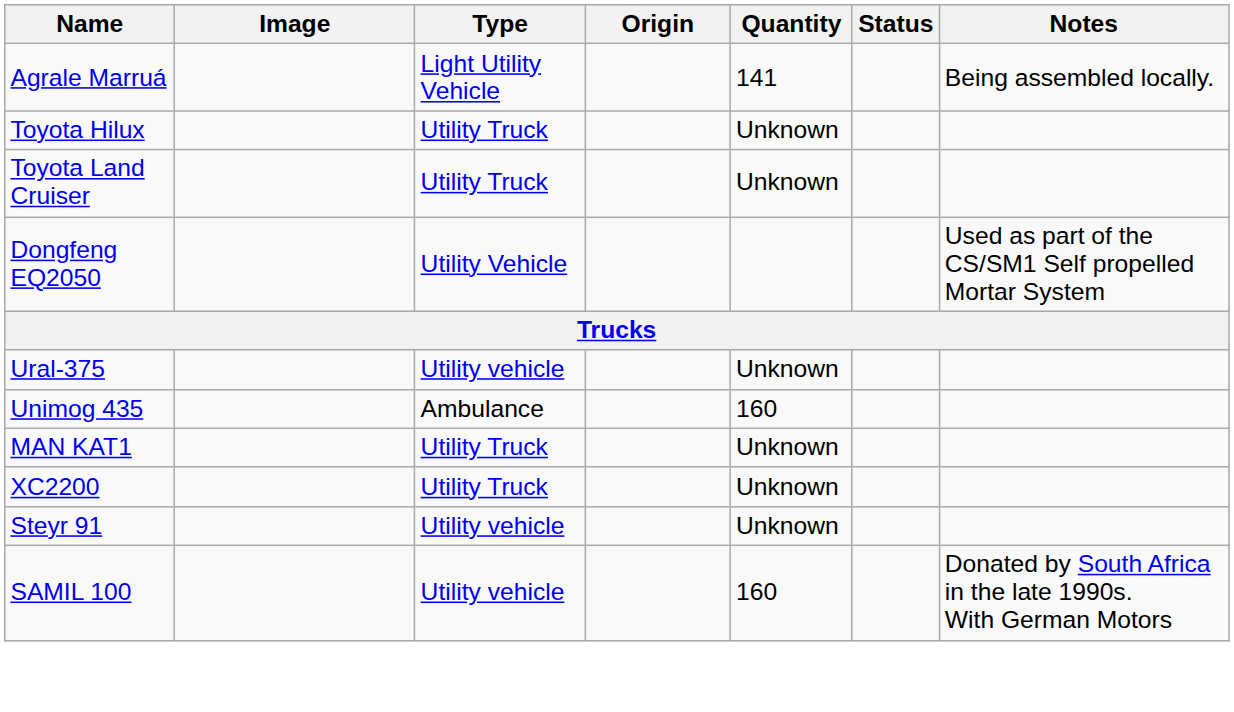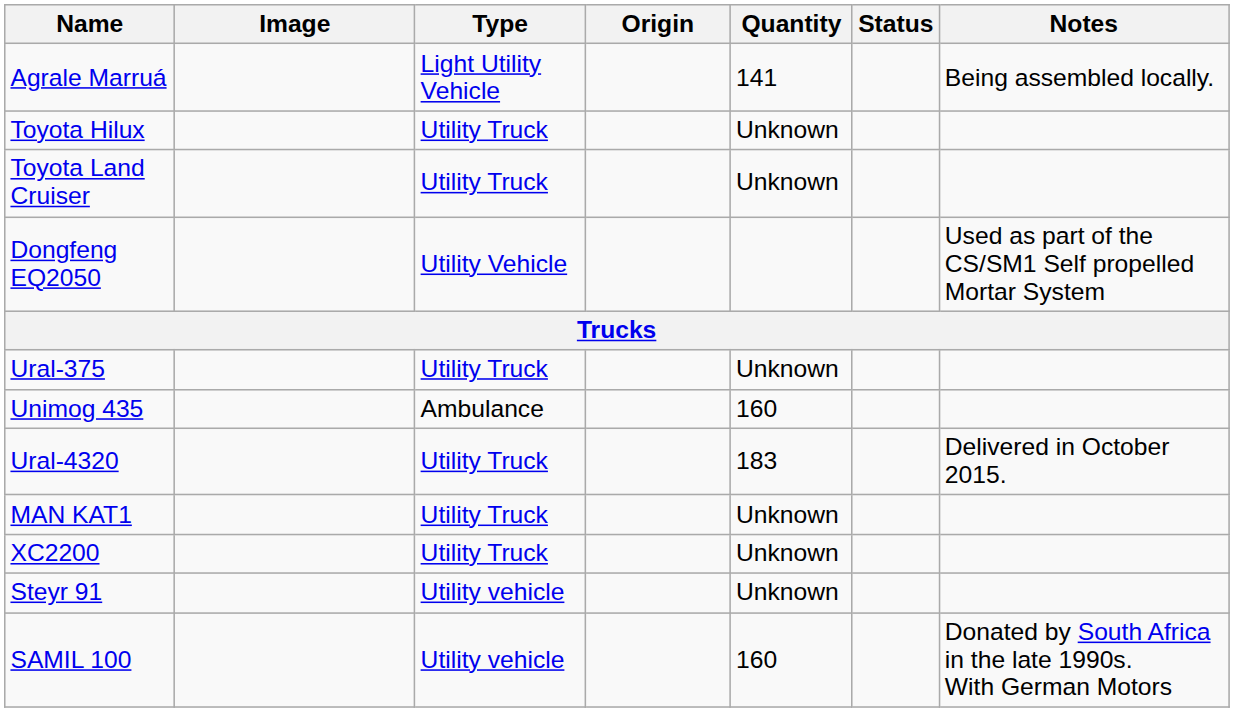(493, 369) Utility vehicle -> (484, 369) Utility Truck
+ row: (65, 461)
